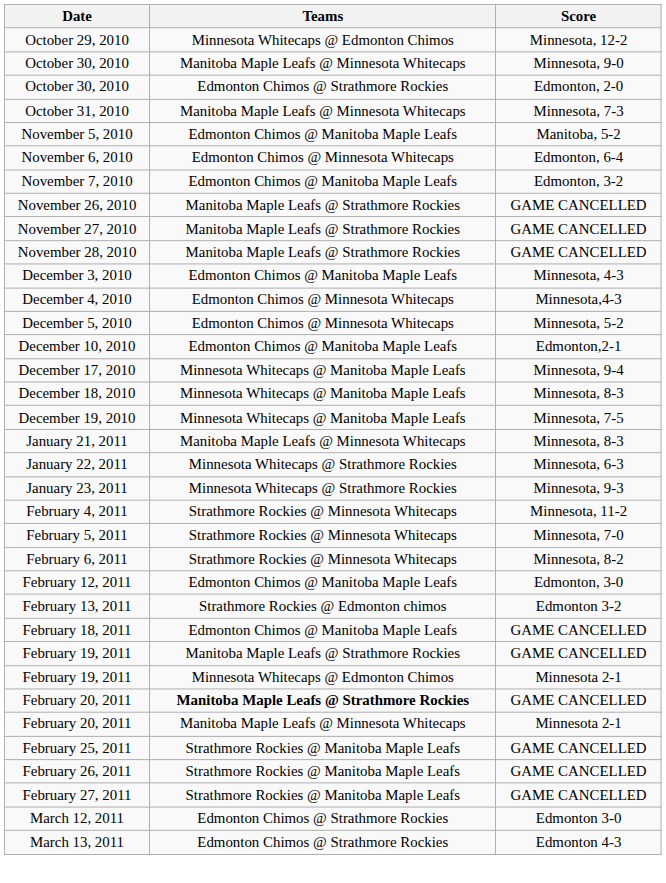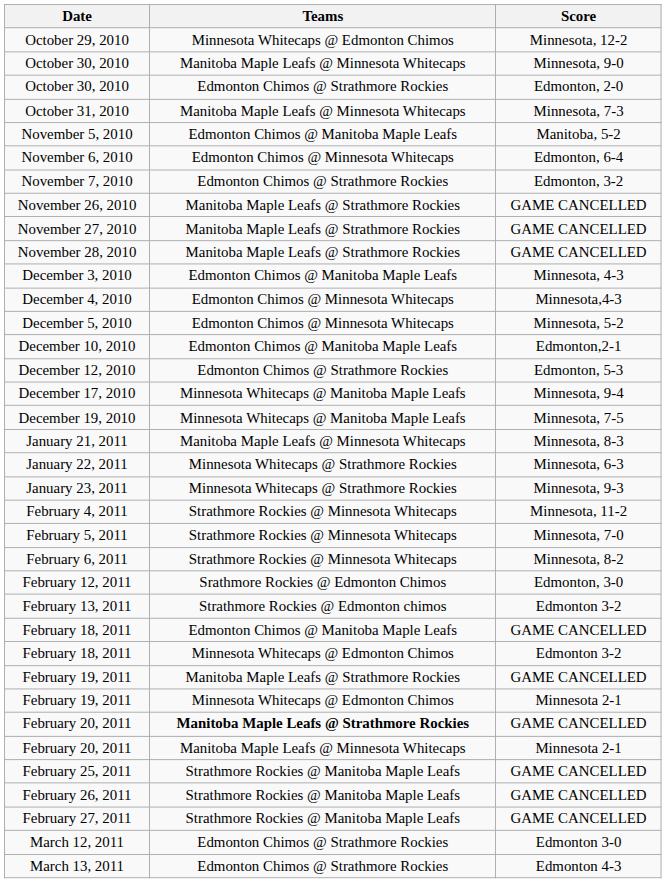(323, 181) Edmonton Chimos @ Manitoba Maple Leafs -> (323, 181) Edmonton Chimos @ Strathmore Rockies
+ row: (77, 370)
- row: (77, 393)
(323, 582) Edmonton Chimos @ Manitoba Maple Leafs -> (323, 582) Srathmore Rockies @ Edmonton Chimos
+ row: (77, 653)
